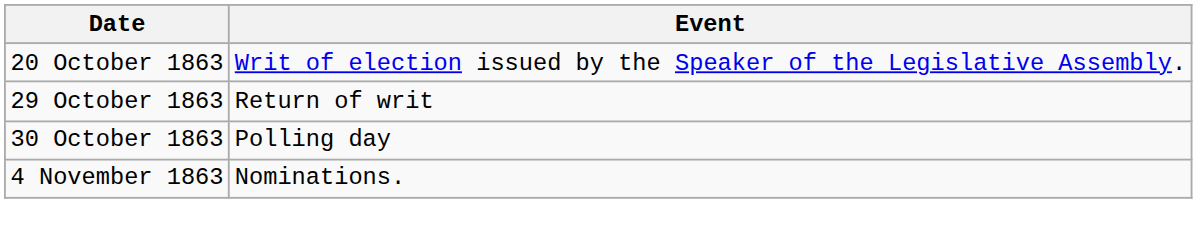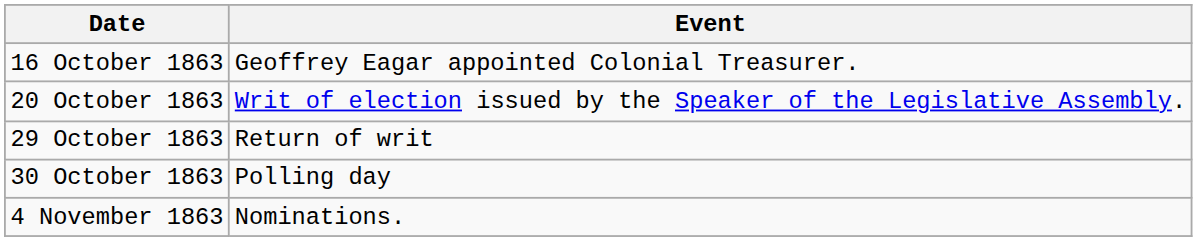+ row: (117, 63)
